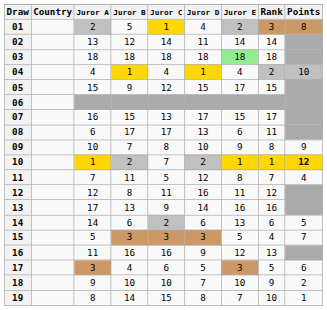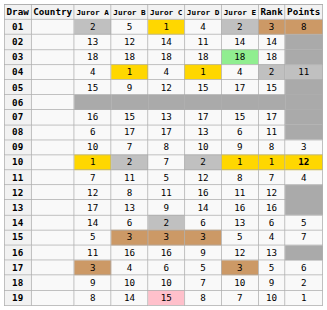(304, 72) 10 -> (304, 72) 11
(304, 147) 9 -> (304, 147) 3
(166, 298) no background -> (166, 298) pink background
